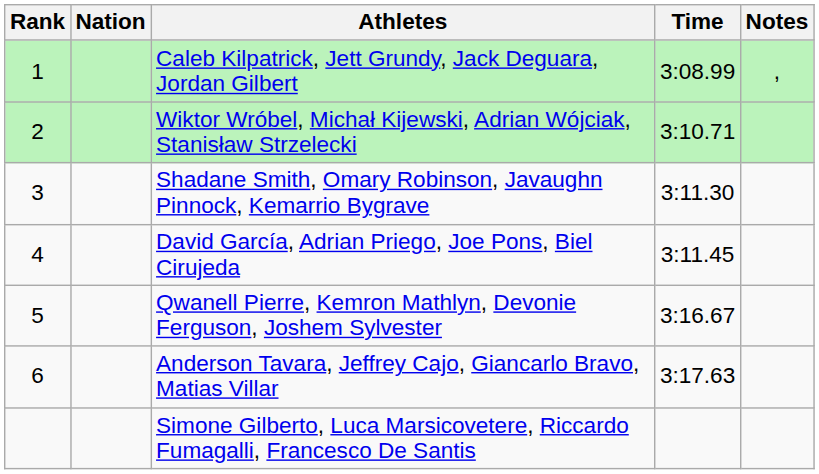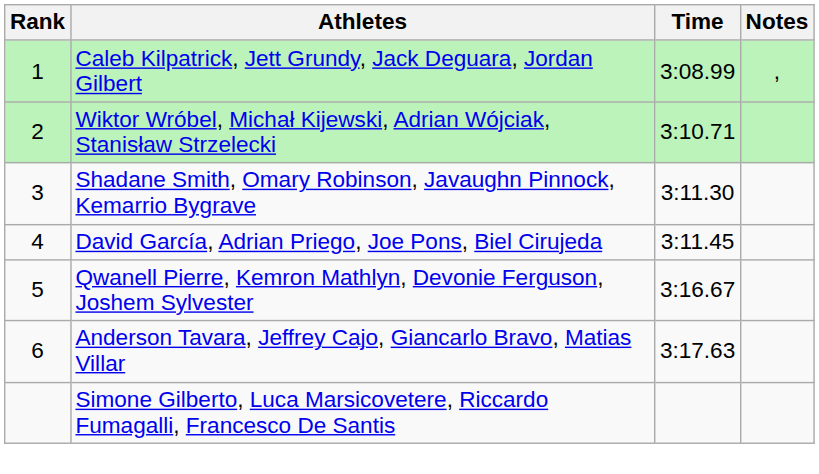- column: (111, 22)
